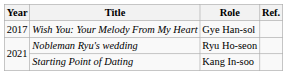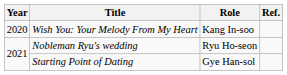(17, 29) 2017 -> (17, 29) 2020
(229, 29) Gye Han-sol -> (228, 29) Kang In-soo
(228, 62) Kang In-soo -> (229, 62) Gye Han-sol
